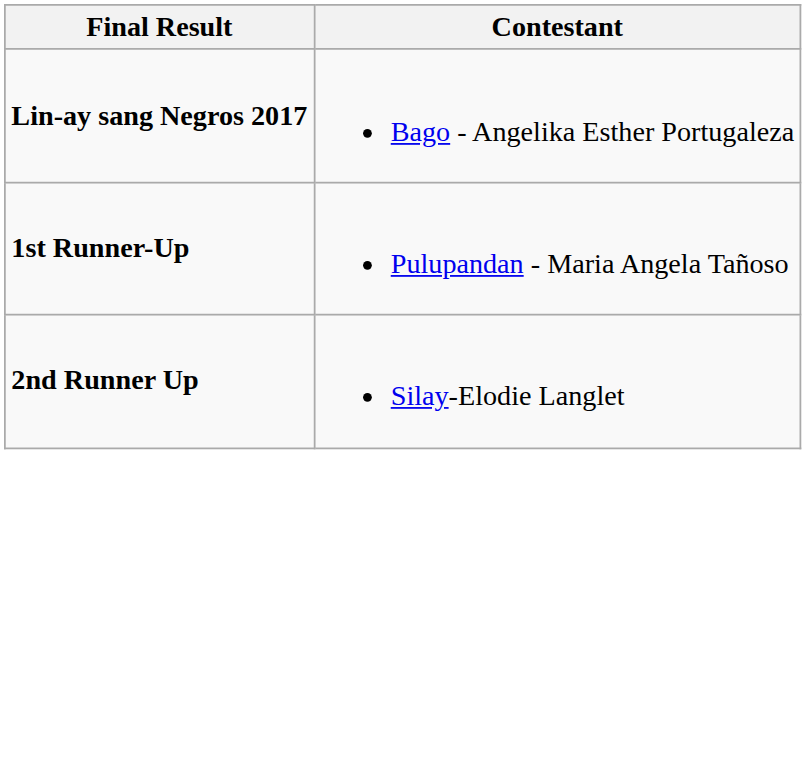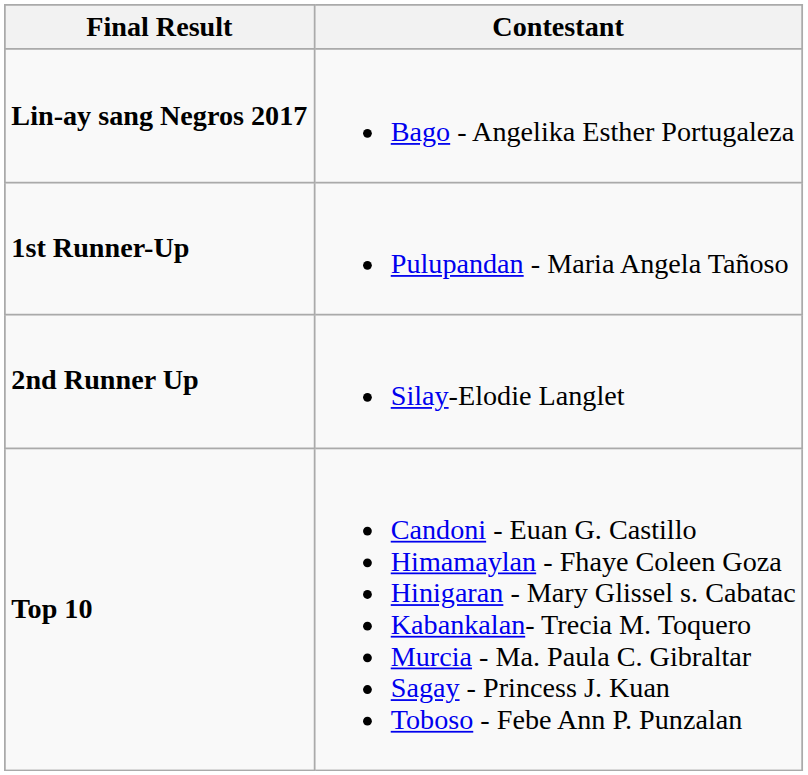+ row: (52, 608)
